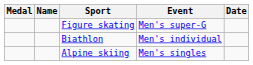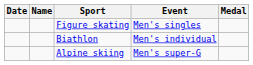columns swapped: (19, 12) <-> (236, 12)
(172, 26) Men's super-G -> (167, 26) Men's singles
(172, 54) Men's singles -> (167, 54) Men's super-G
